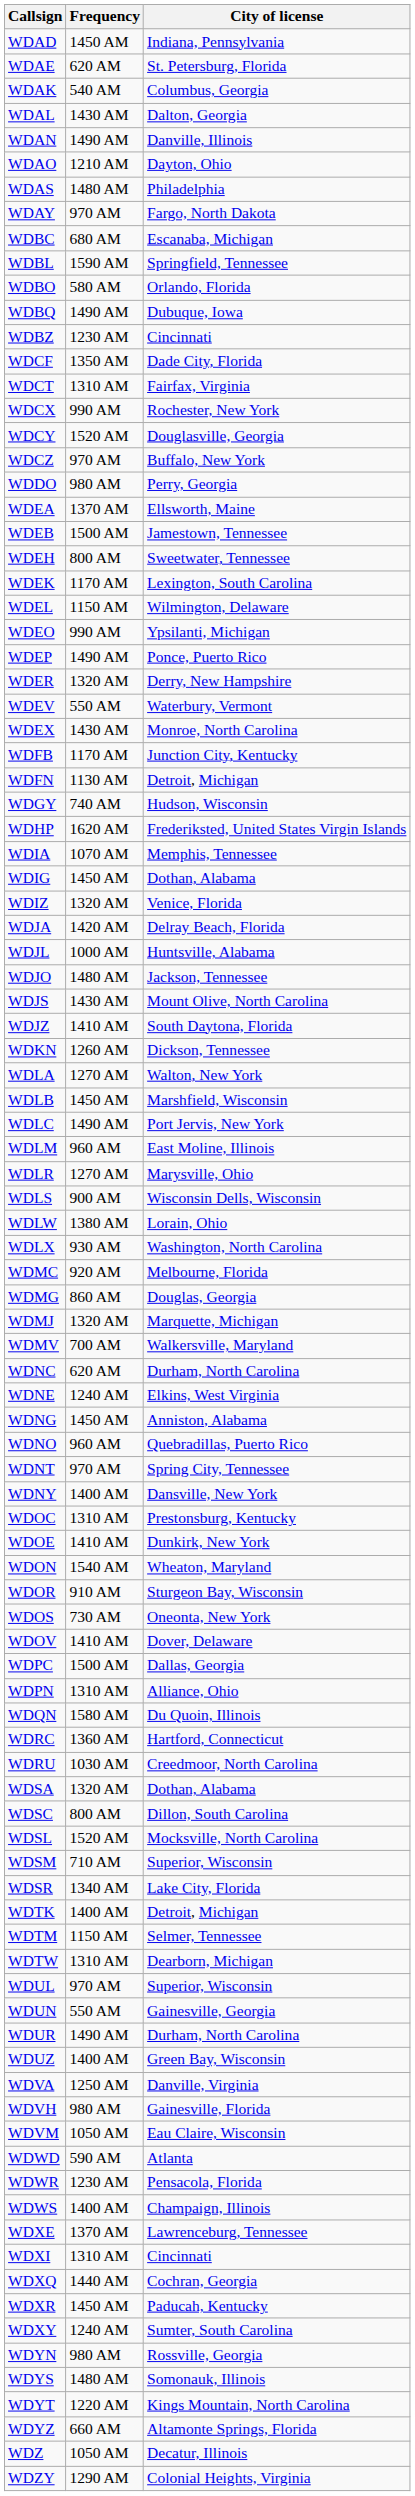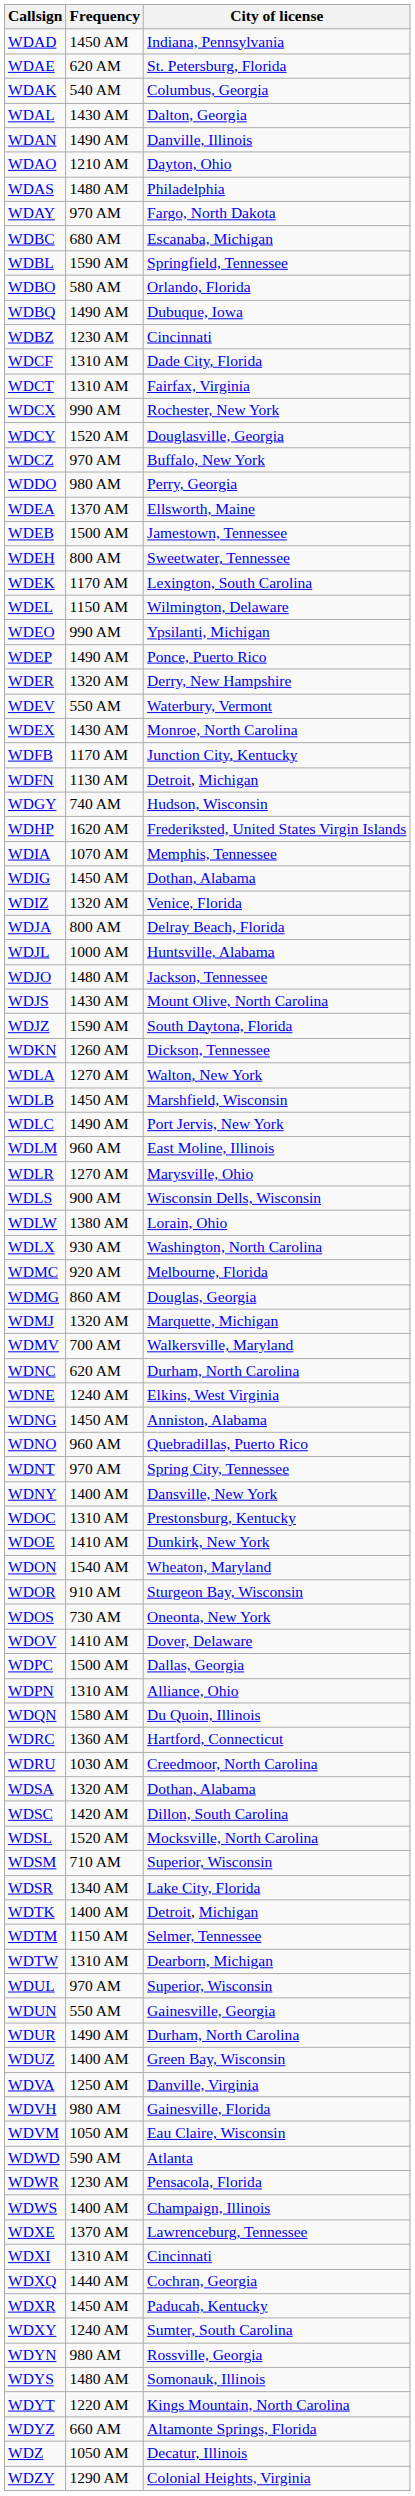(99, 361) 1350 AM -> (99, 361) 1310 AM
(99, 927) 1420 AM -> (95, 927) 800 AM
(99, 1025) 1410 AM -> (99, 1025) 1590 AM
(95, 1813) 800 AM -> (99, 1813) 1420 AM
